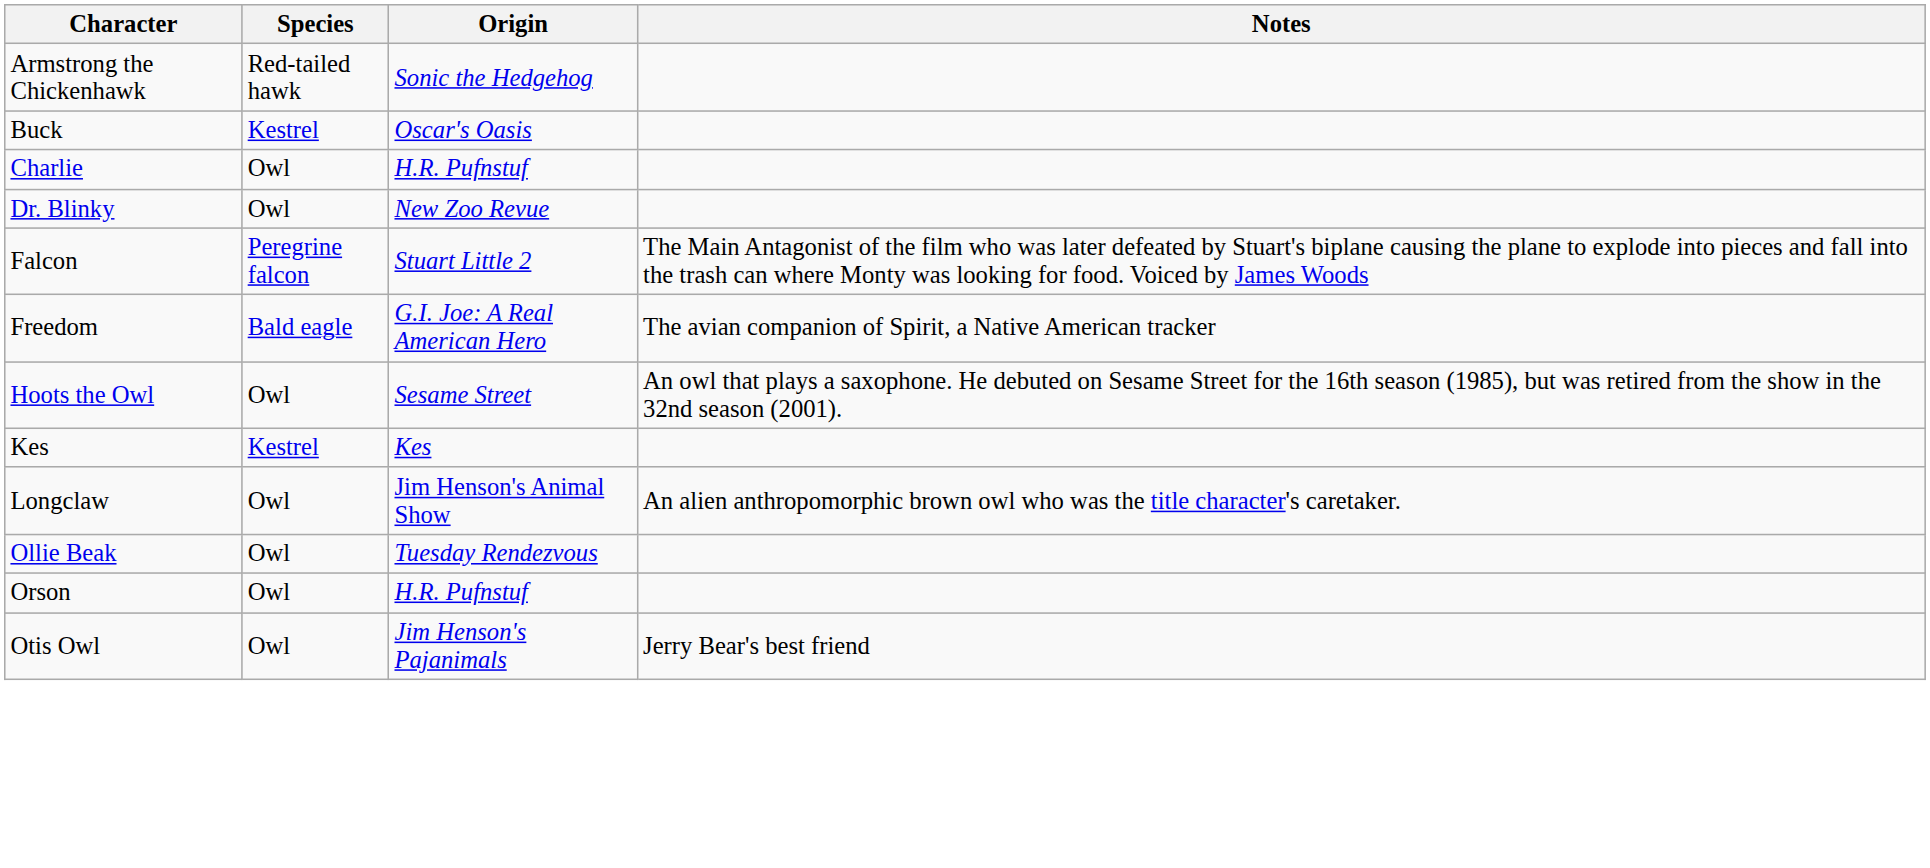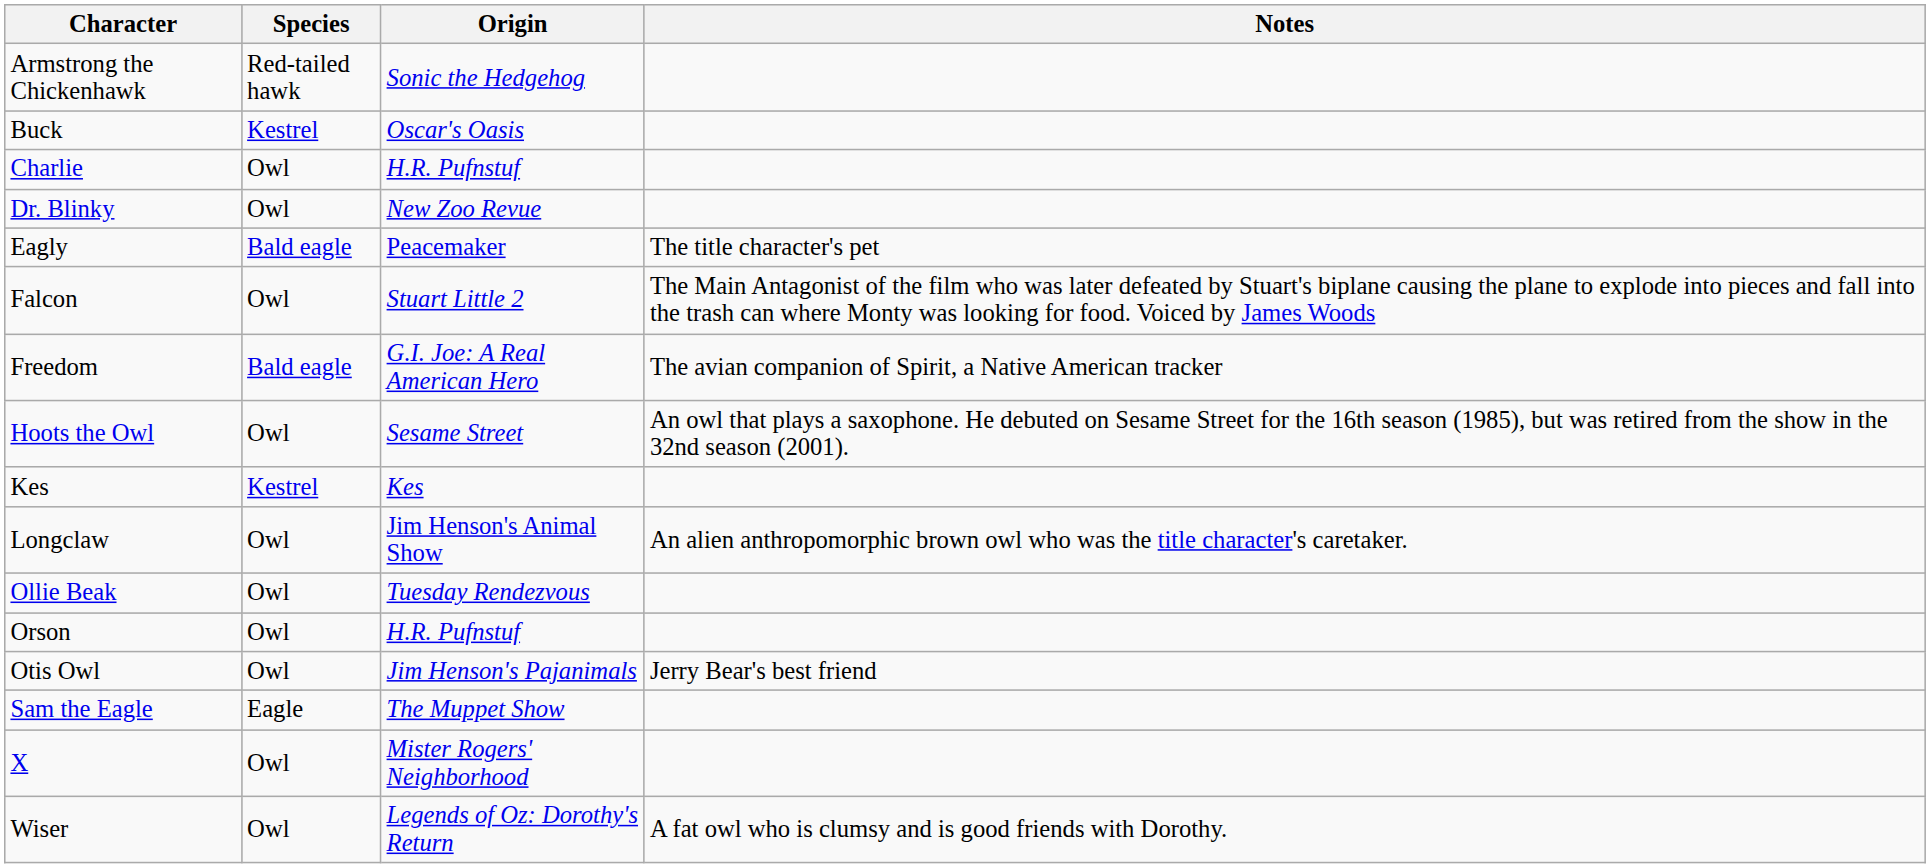+ row: (39, 247)
(295, 261) Peregrine falcon -> (268, 300) Owl
+ row: (82, 709)
+ row: (19, 762)
+ row: (39, 829)
